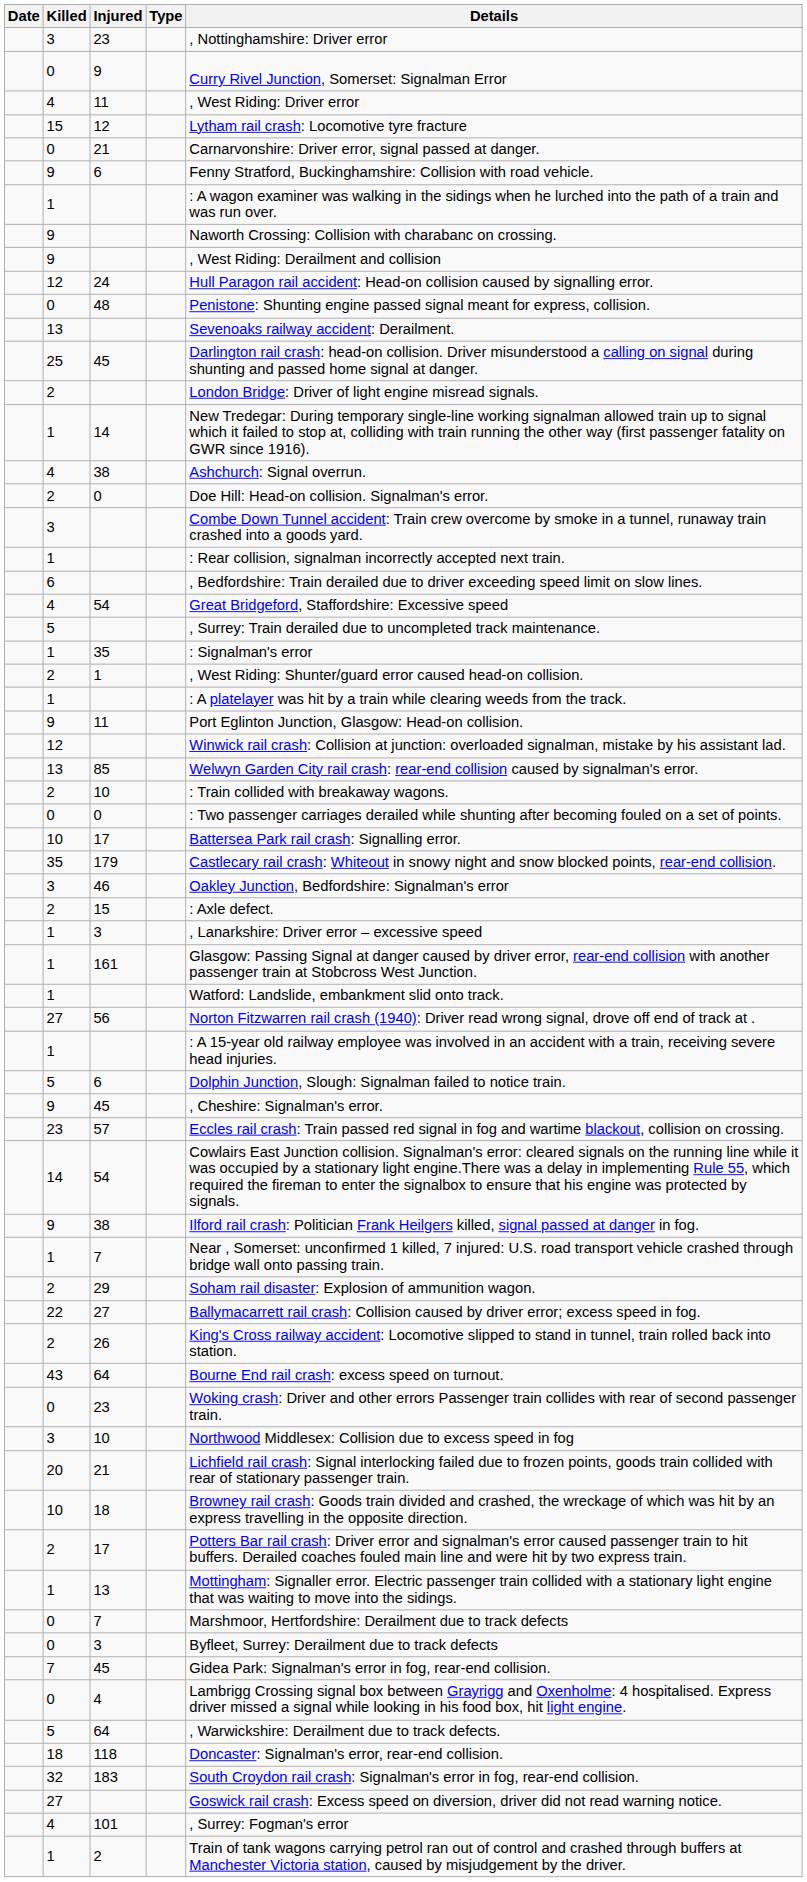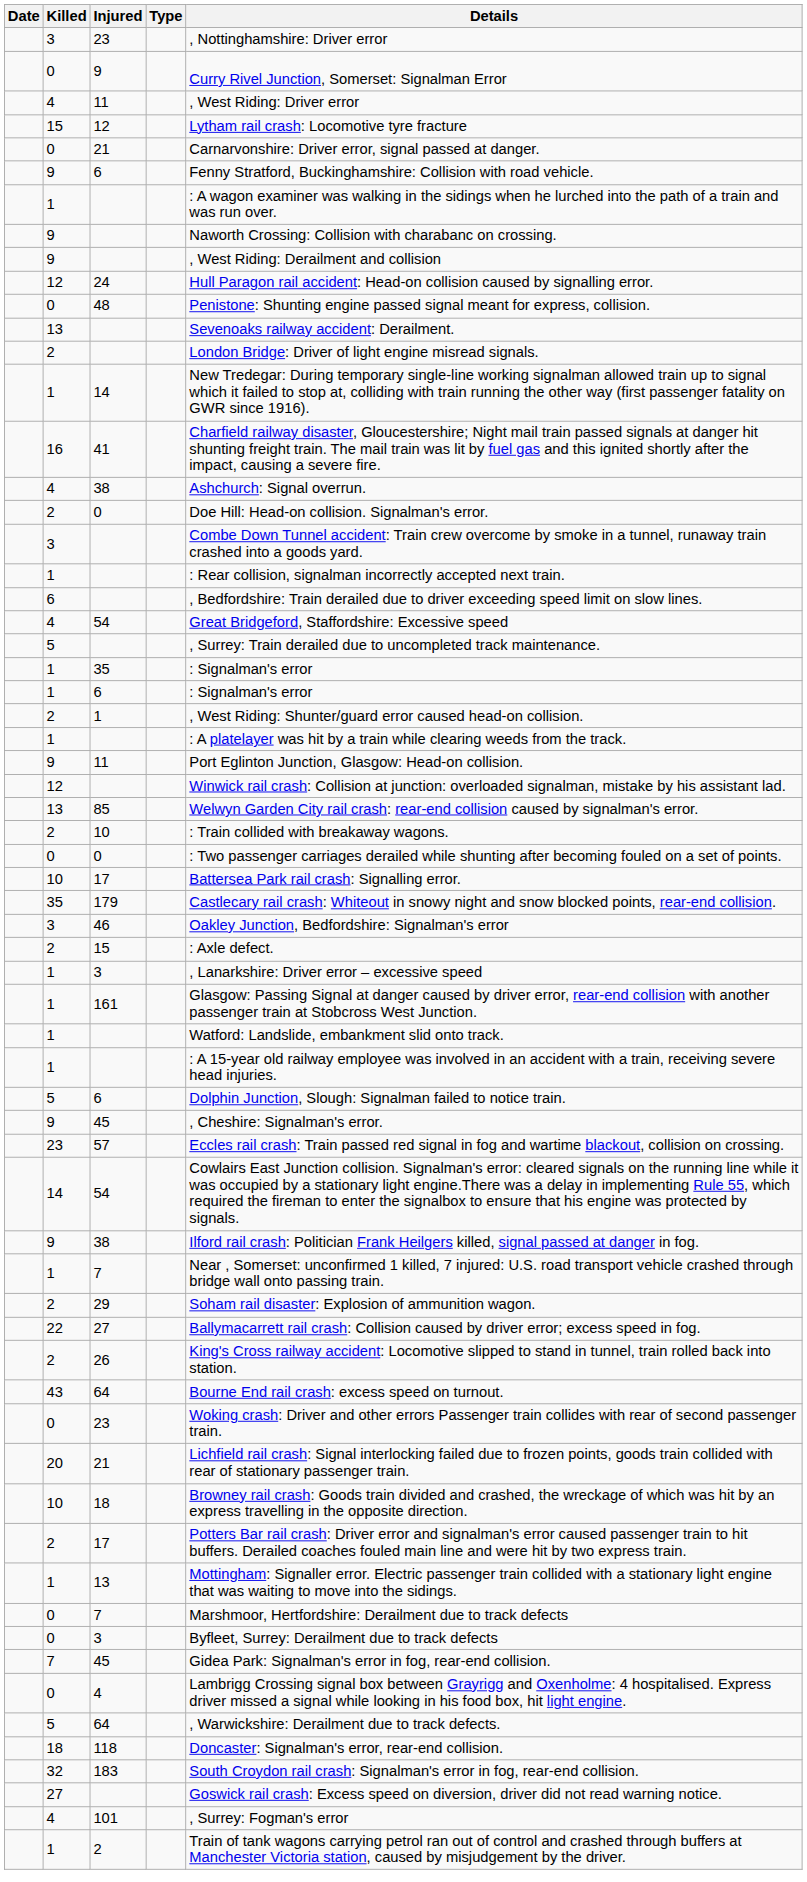- row: (55, 361)
+ row: (55, 449)
+ row: (51, 692)
- row: (55, 1019)
- row: (51, 1438)
